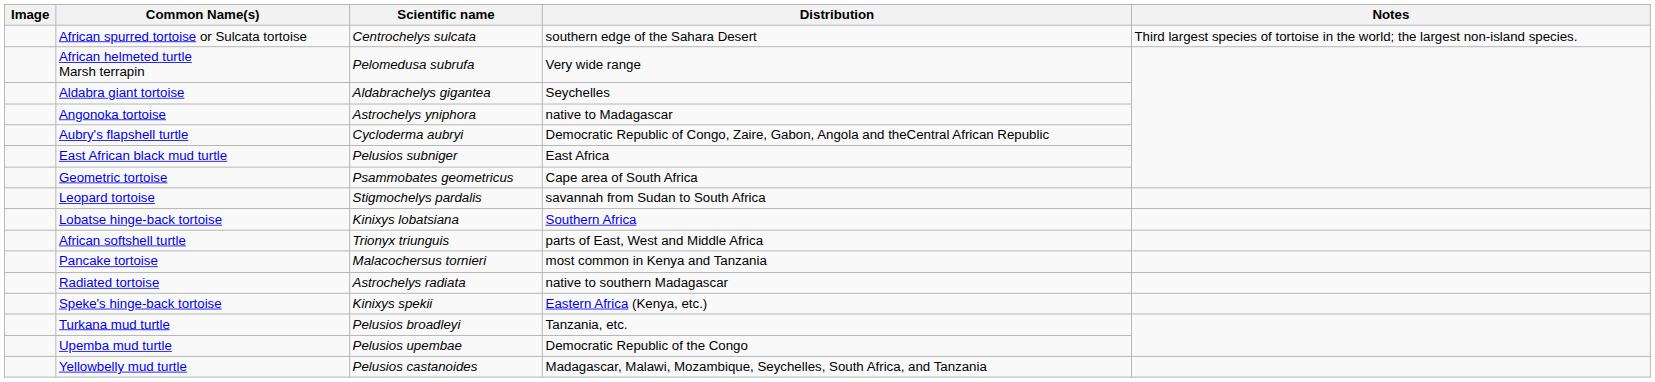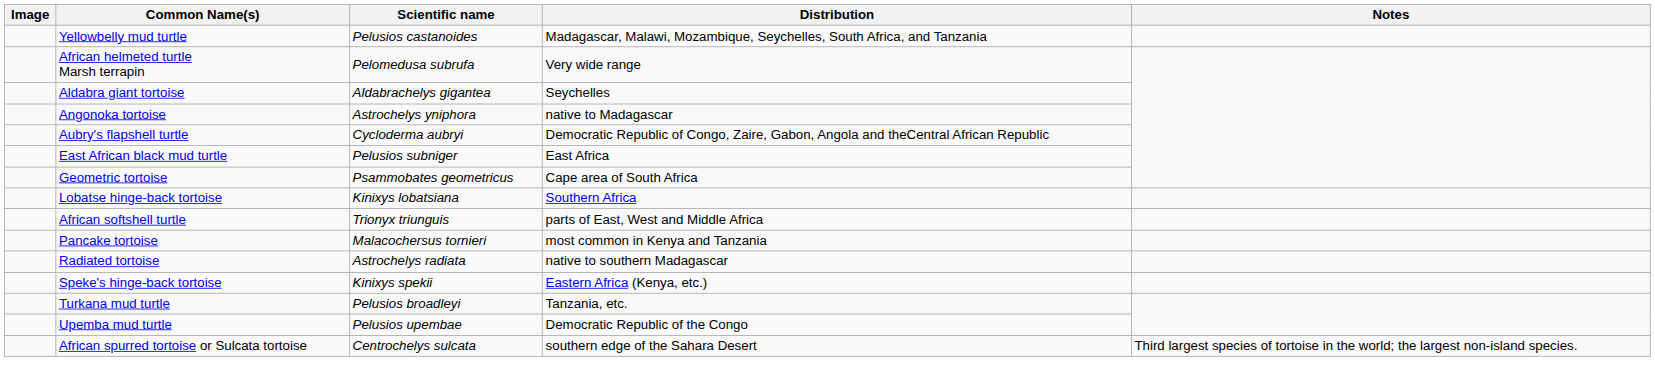rows swapped: (183, 36) <-> (123, 366)
- row: (107, 198)
